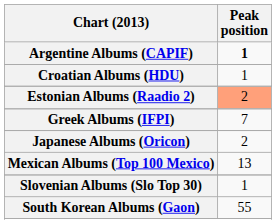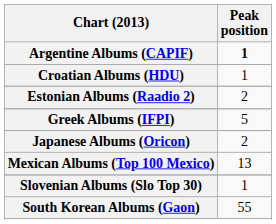(244, 97) lightsalmon background -> (244, 97) no background
(244, 119) 7 -> (244, 119) 5
